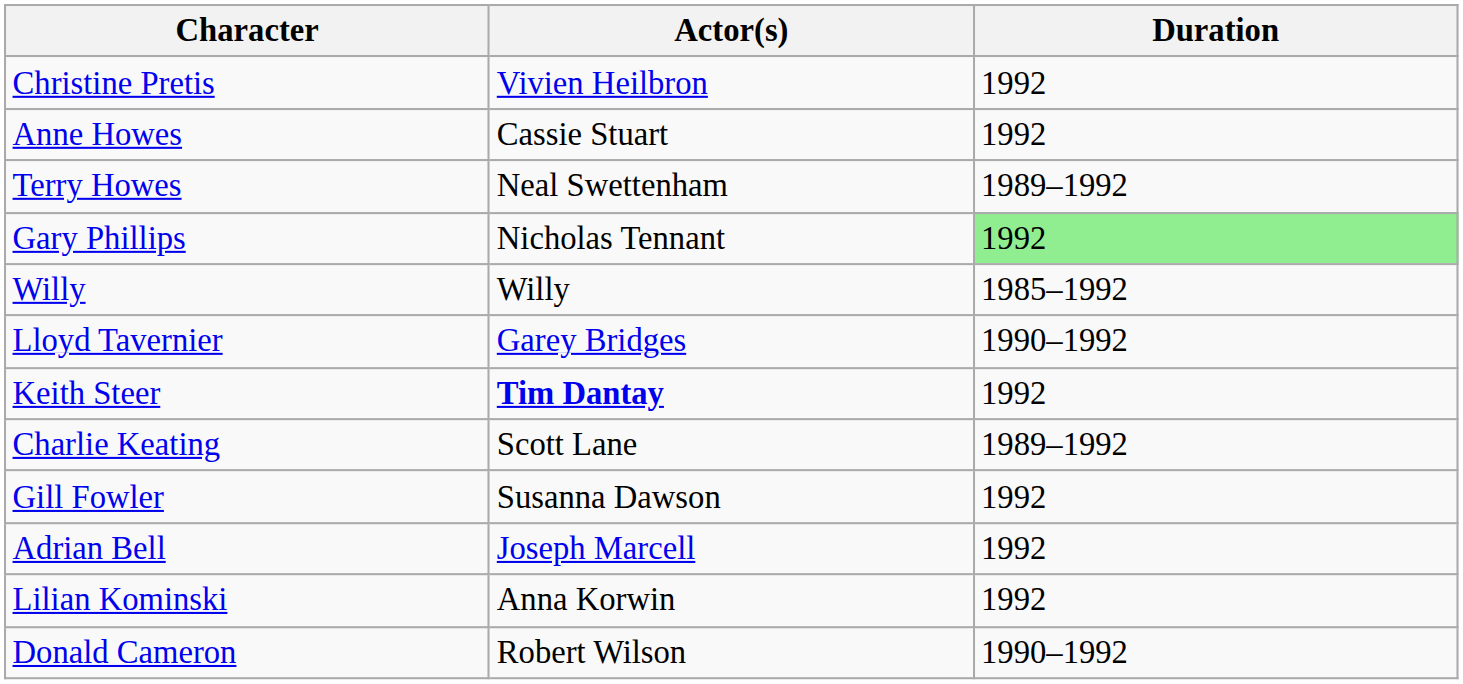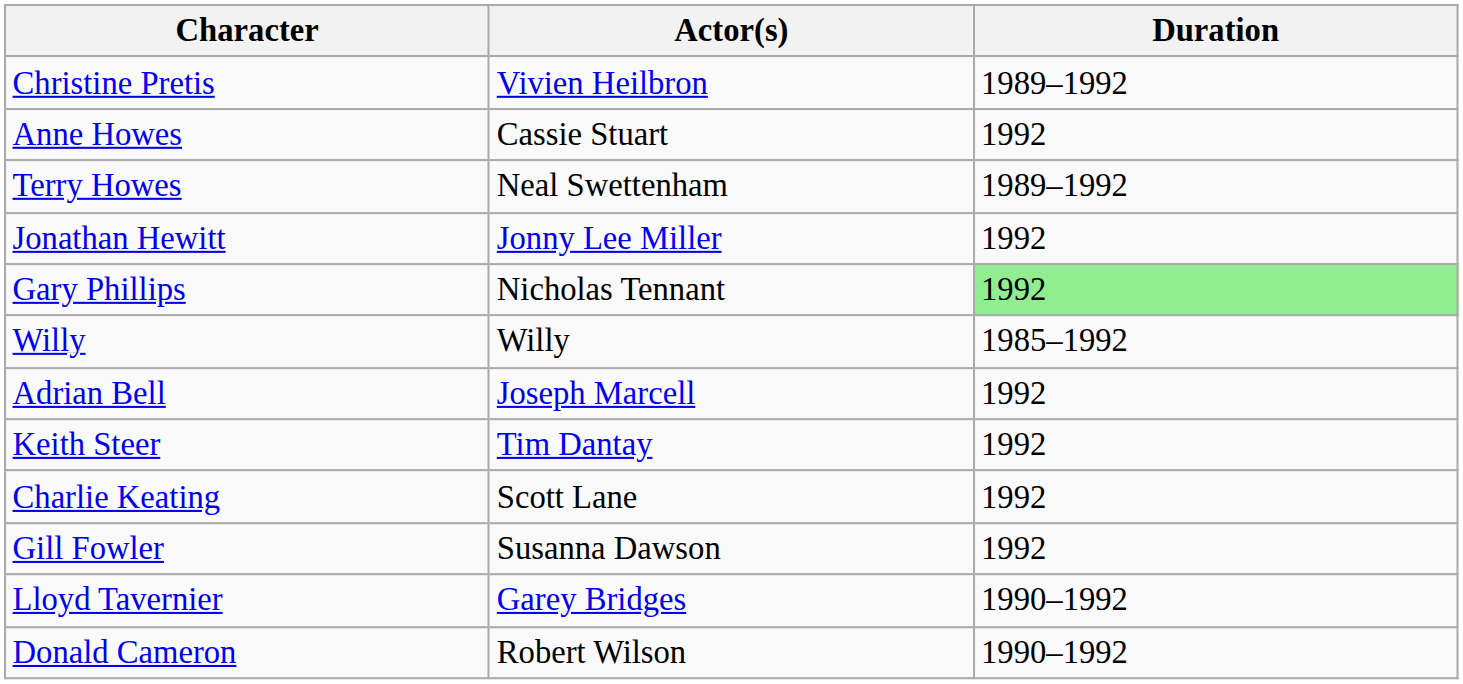(1014, 82) 1992 -> (1054, 82) 1989–1992
+ row: (119, 237)
rows swapped: (118, 340) <-> (89, 548)
(580, 392) bold -> (575, 444) normal
(1054, 444) 1989–1992 -> (1014, 496) 1992
- row: (120, 599)
